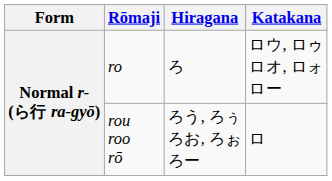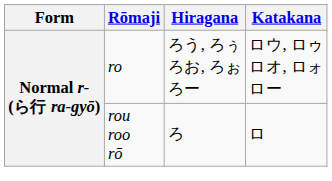(176, 66) ろ -> (205, 66) ろう, ろぅ ろお, ろぉ ろー
(205, 138) ろう, ろぅ ろお, ろぉ ろー -> (176, 134) ろ
